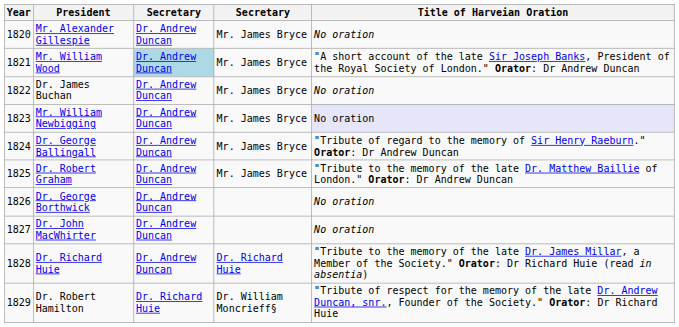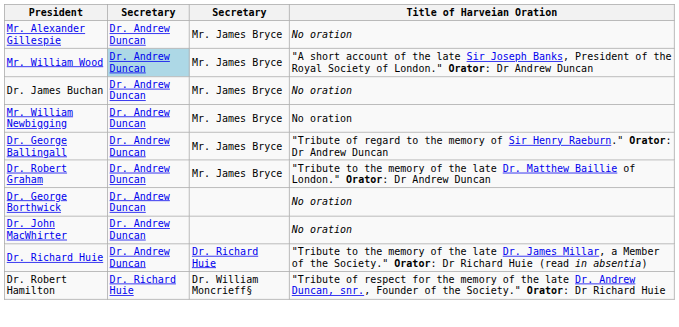- column: (19, 13)
(344, 118) lavender background -> (322, 118) no background
